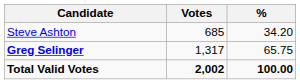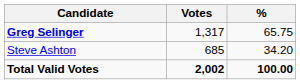rows swapped: (45, 50) <-> (41, 32)
